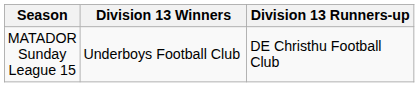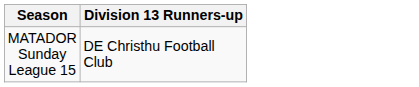- column: (163, 15)
